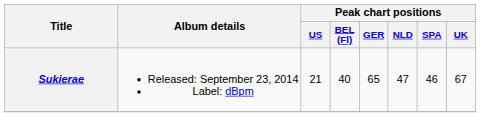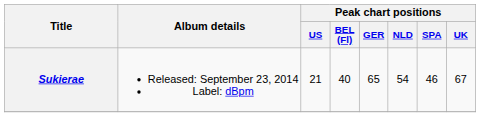(403, 79) 47 -> (403, 79) 54
